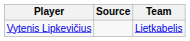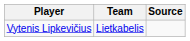columns swapped: (159, 12) <-> (113, 12)
